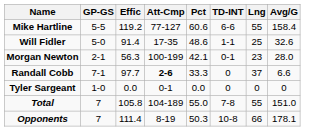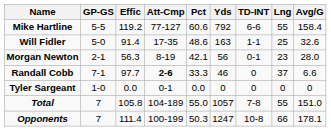+ column: (223, 12)
(166, 57) 100-199 -> (166, 57) 8-19
(166, 118) 8-19 -> (166, 118) 100-199
